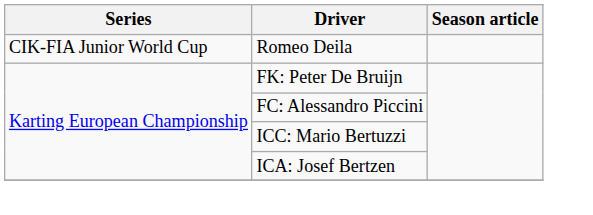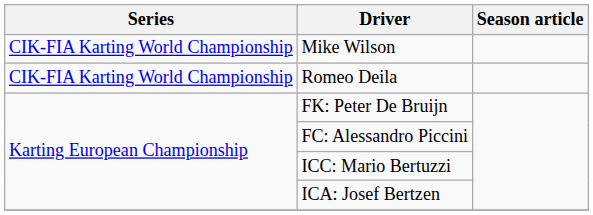+ row: (348, 48)
(108, 48) CIK-FIA Junior World Cup -> (151, 77) CIK-FIA Karting World Championship
